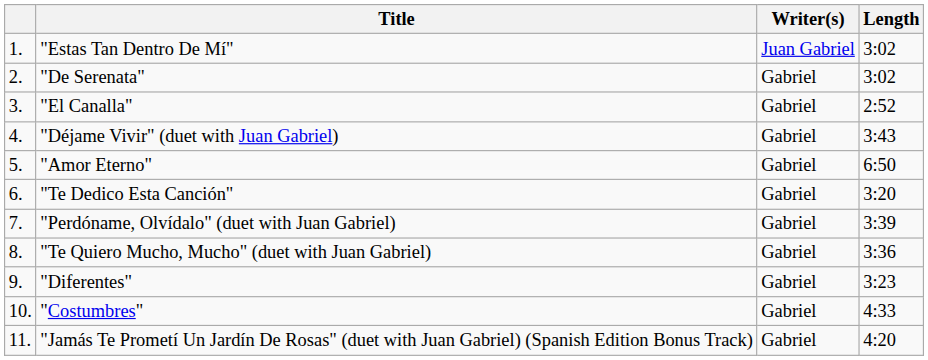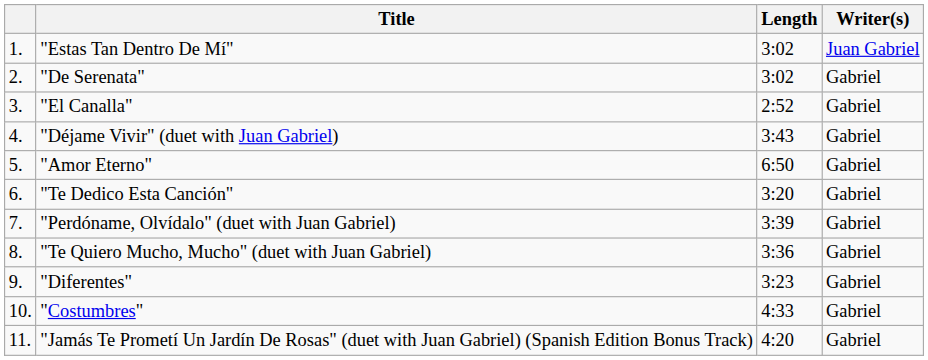columns swapped: (808, 19) <-> (891, 19)
